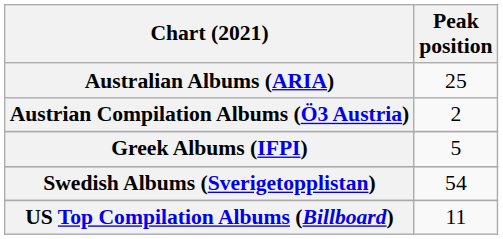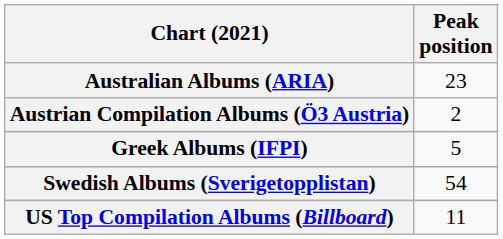(456, 80) 25 -> (456, 80) 23
